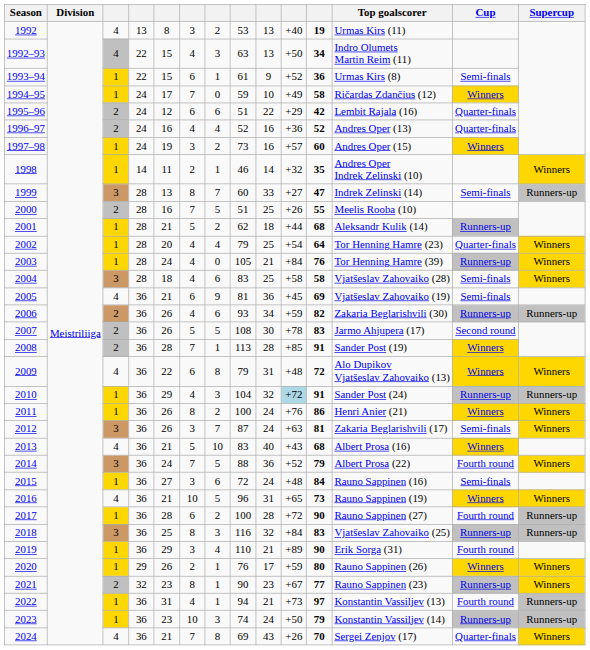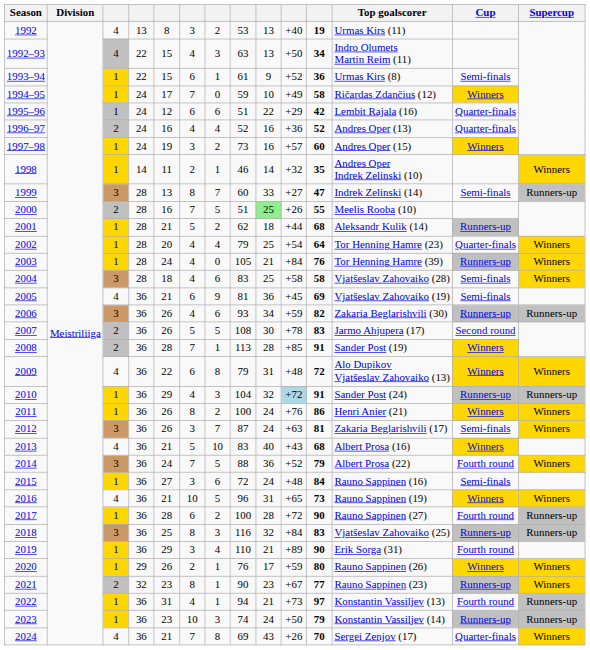(116, 111) 2 -> (116, 111) 1
(268, 210) no background -> (268, 210) lightgreen background
(116, 313) 2 -> (116, 313) 3
